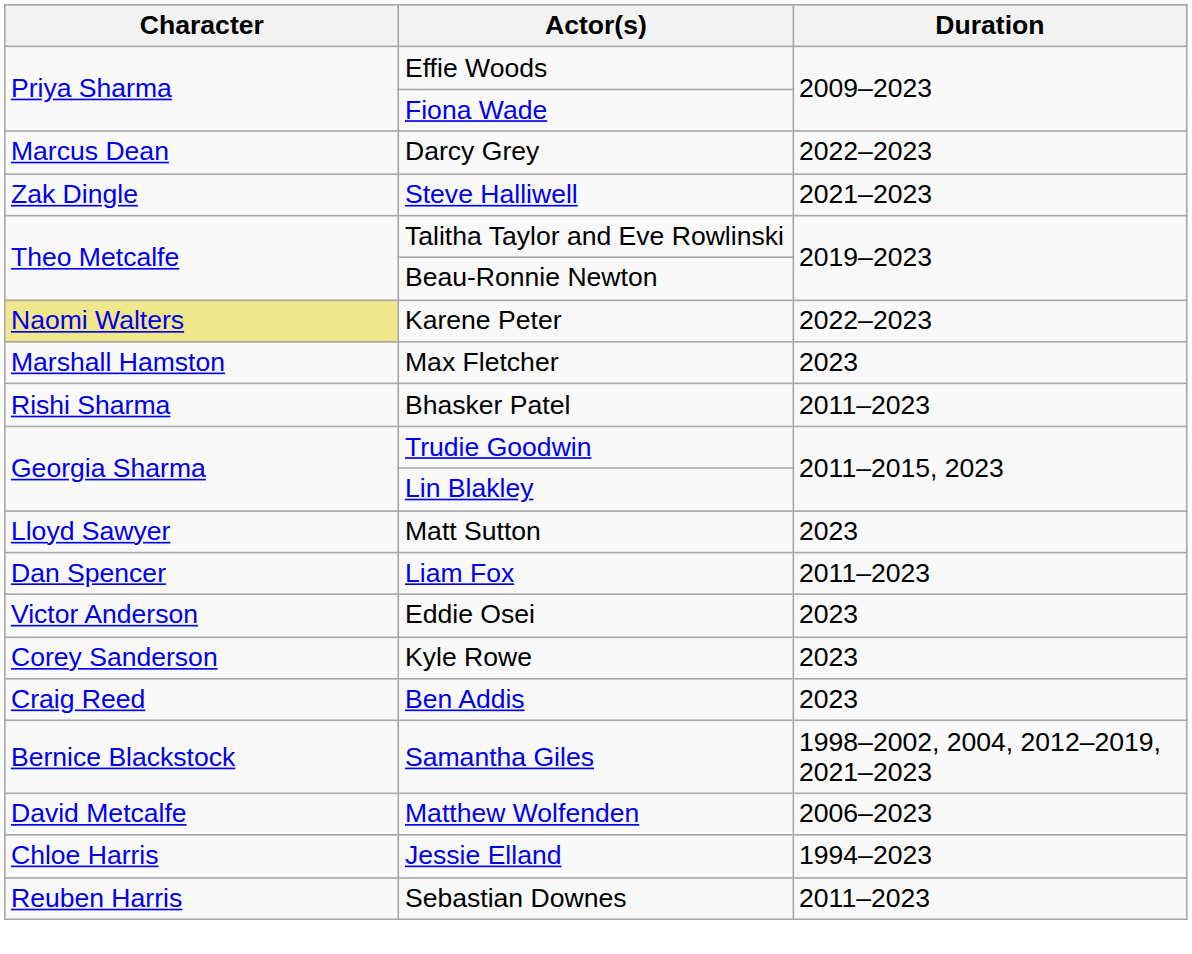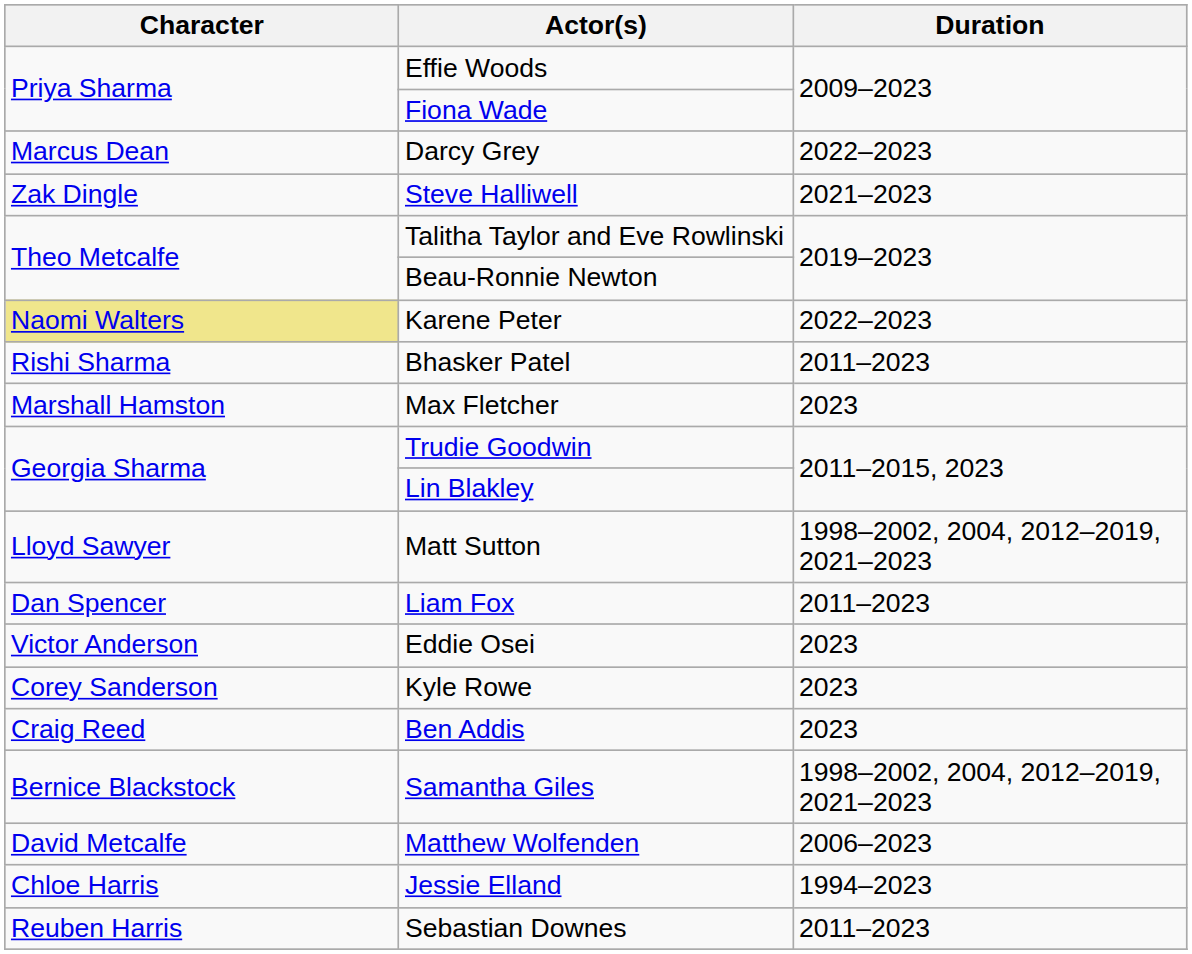rows swapped: (482, 362) <-> (488, 404)
(829, 531) 2023 -> (980, 545) 1998–2002, 2004, 2012–2019, 2021–2023
